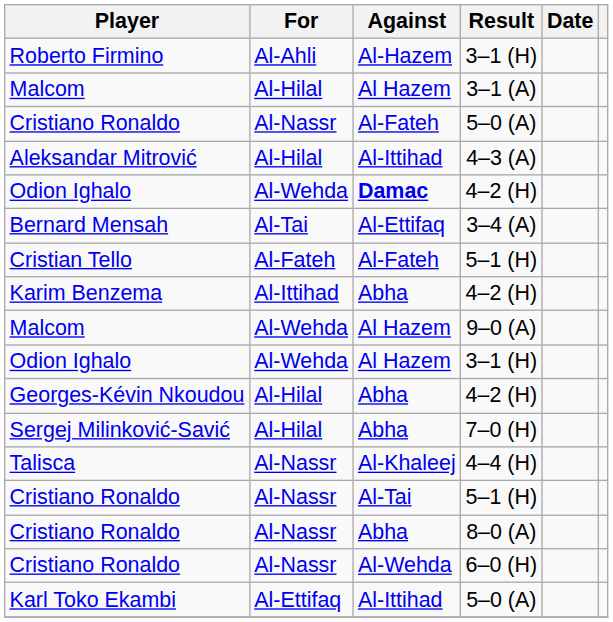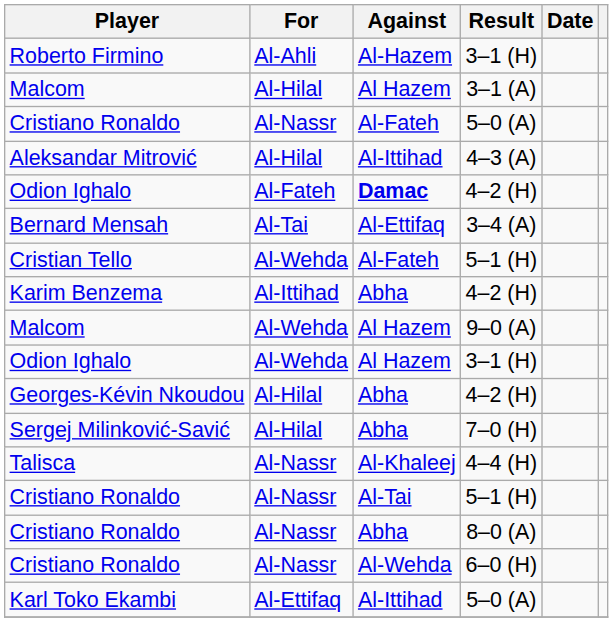(301, 191) Al-Wehda -> (295, 191) Al-Fateh
(295, 259) Al-Fateh -> (301, 259) Al-Wehda
